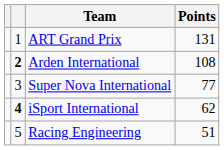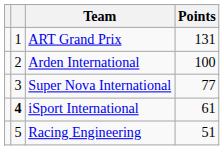(18, 62) bold -> (18, 62) normal
(205, 62) 108 -> (205, 62) 100
(209, 109) 62 -> (209, 109) 61
